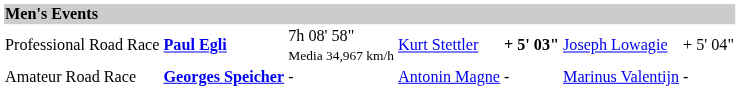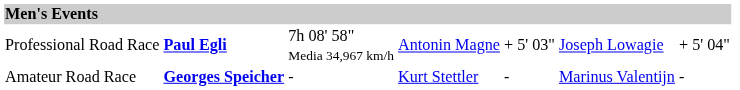(438, 45) Kurt Stettler -> (449, 45) Antonin Magne
(532, 45) bold -> (529, 45) normal
(449, 76) Antonin Magne -> (438, 76) Kurt Stettler
